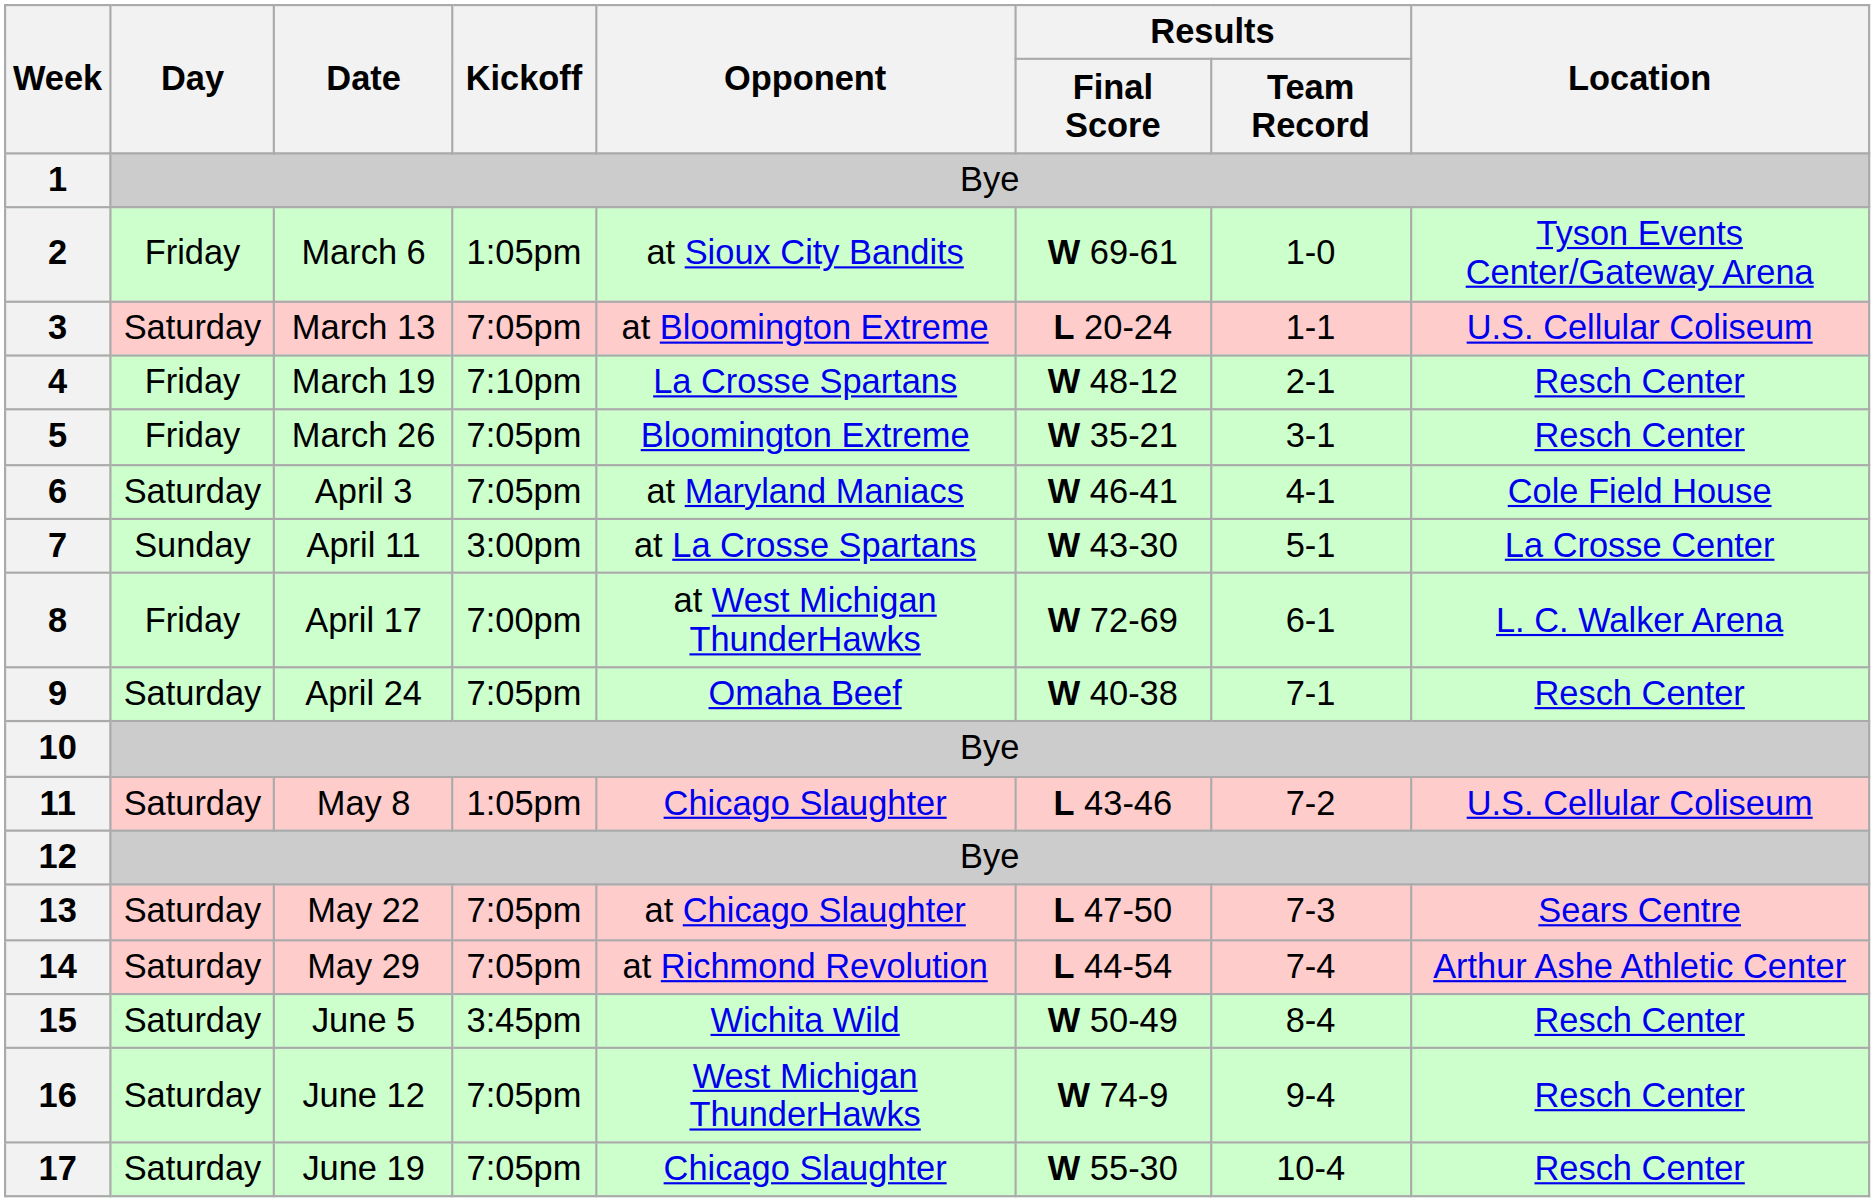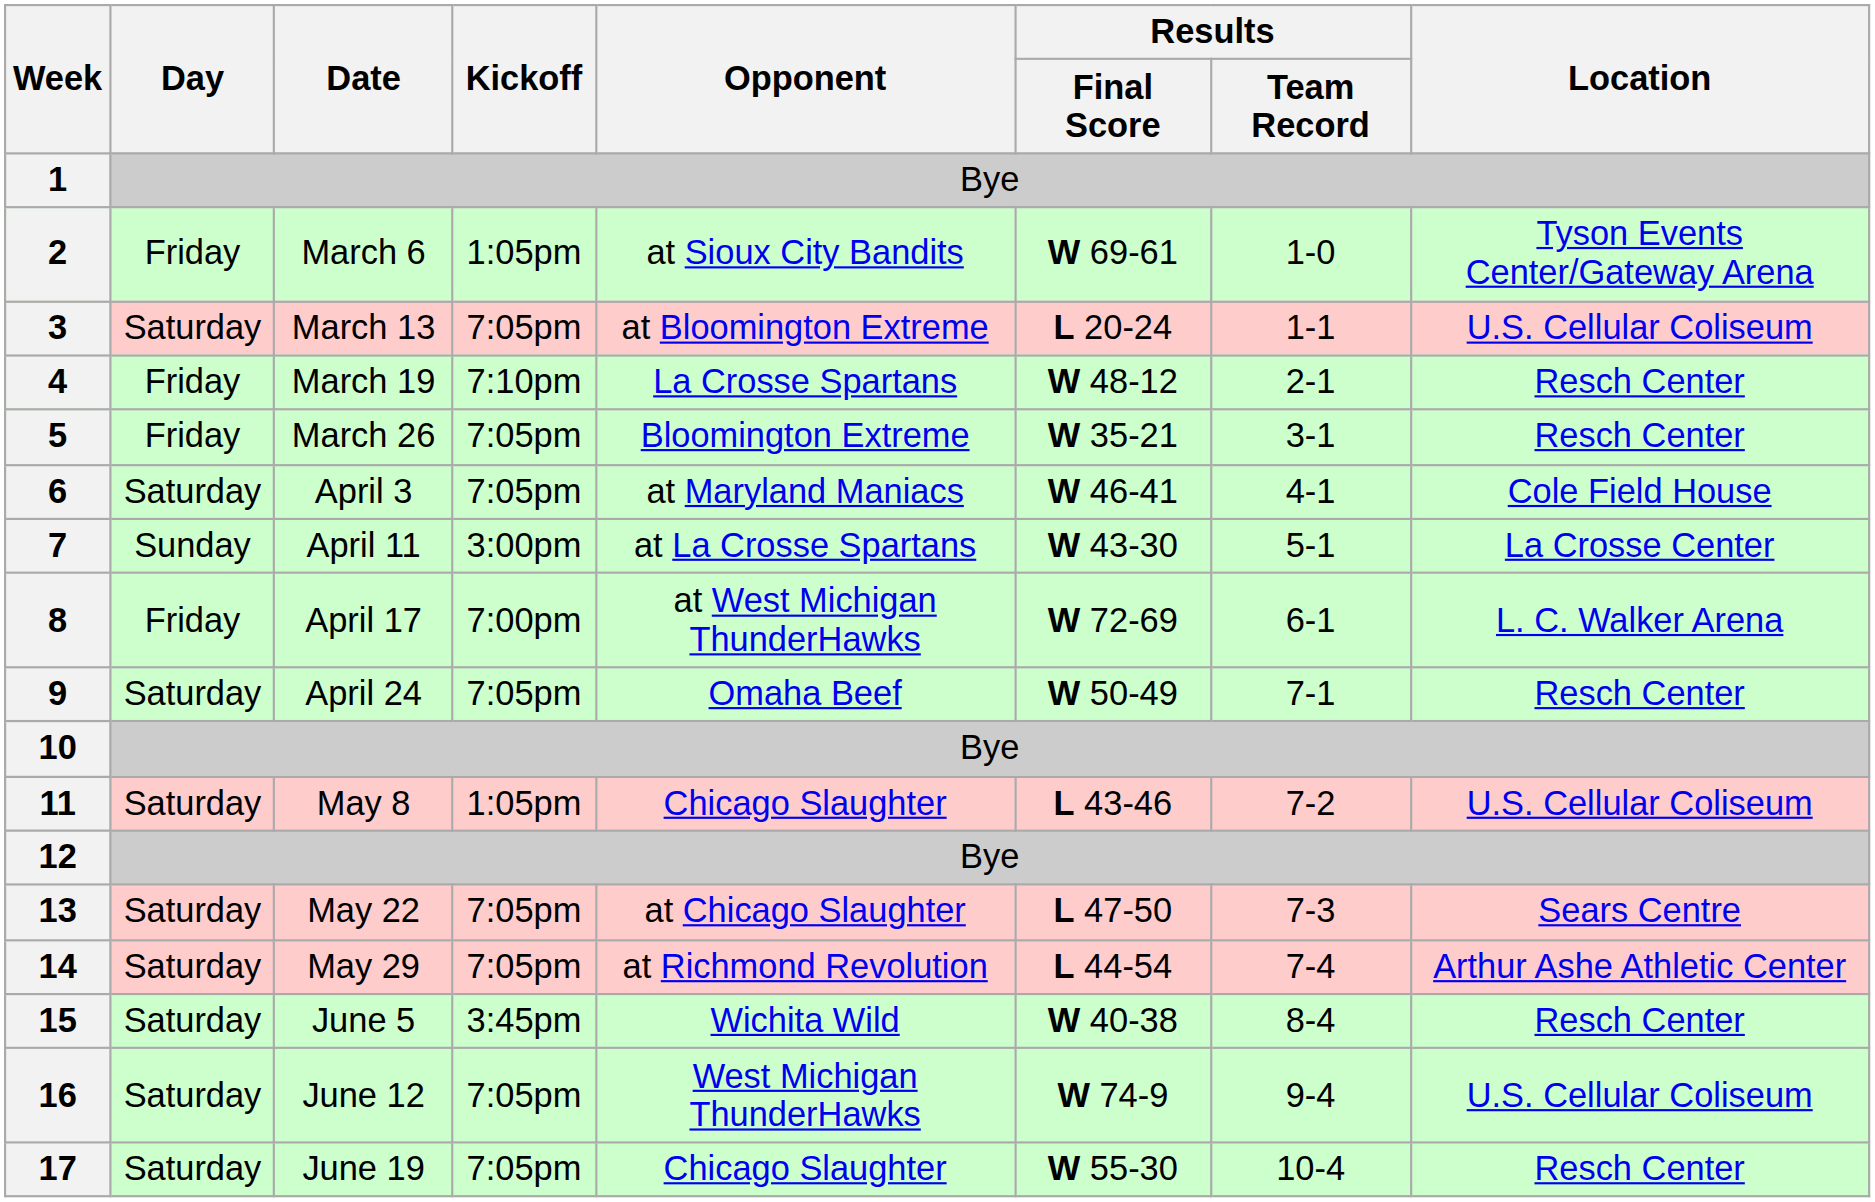(1113, 693) W 40-38 -> (1113, 693) W 50-49
(1113, 1020) W 50-49 -> (1113, 1020) W 40-38
(1640, 1094) Resch Center -> (1640, 1094) U.S. Cellular Coliseum
